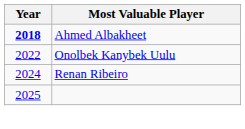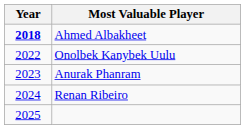+ row: (98, 74)
